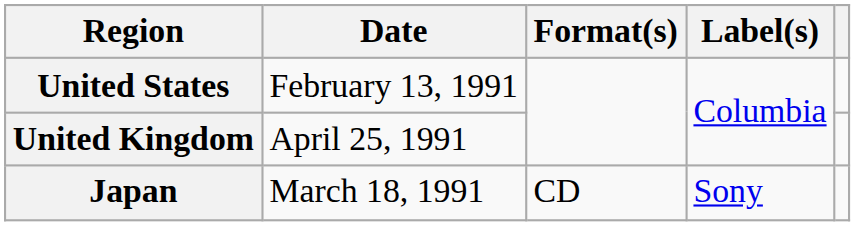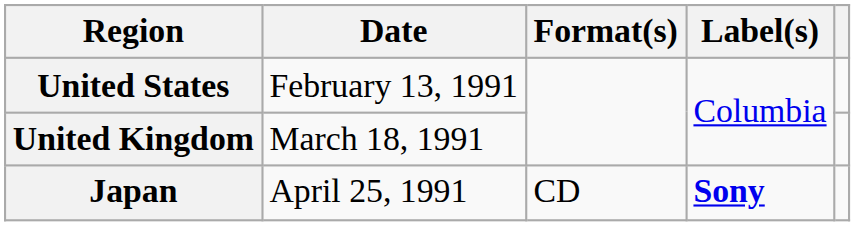(368, 138) April 25, 1991 -> (377, 138) March 18, 1991
(377, 191) March 18, 1991 -> (368, 191) April 25, 1991
(728, 191) normal -> (729, 191) bold
